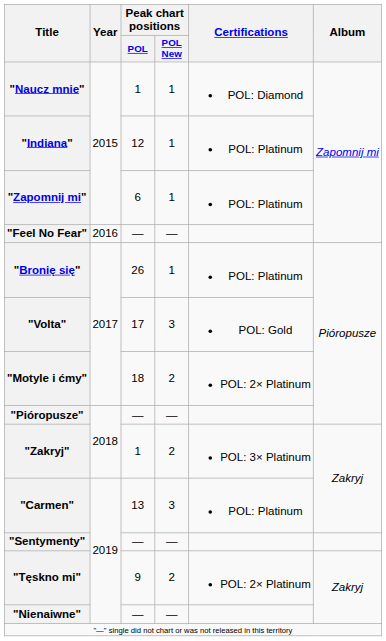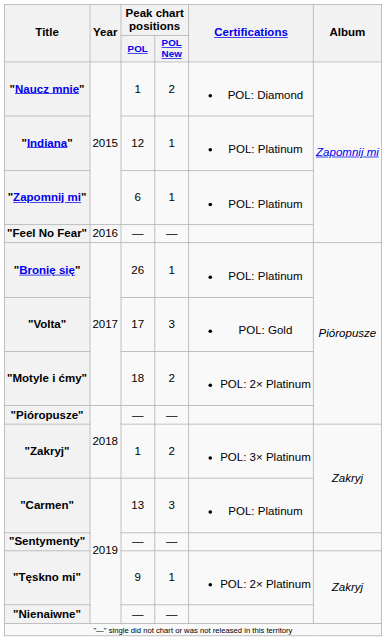(172, 89) 1 -> (172, 89) 2
(172, 578) 2 -> (172, 578) 1
